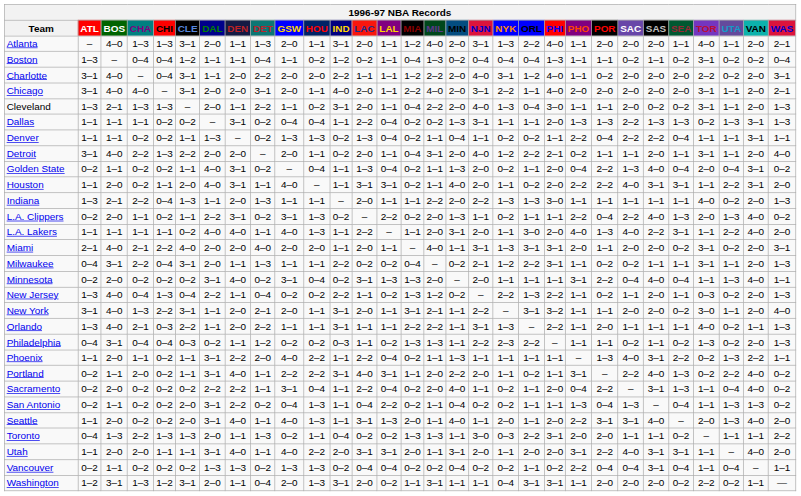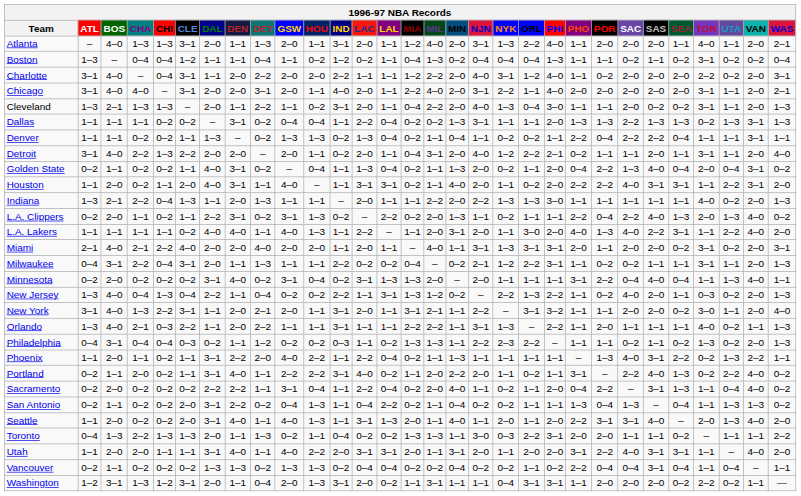(389, 295) 0–2 -> (389, 295) 3–1
(631, 295) 1–1 -> (631, 295) 4–0
(389, 374) 3–1 -> (389, 374) 0–2
